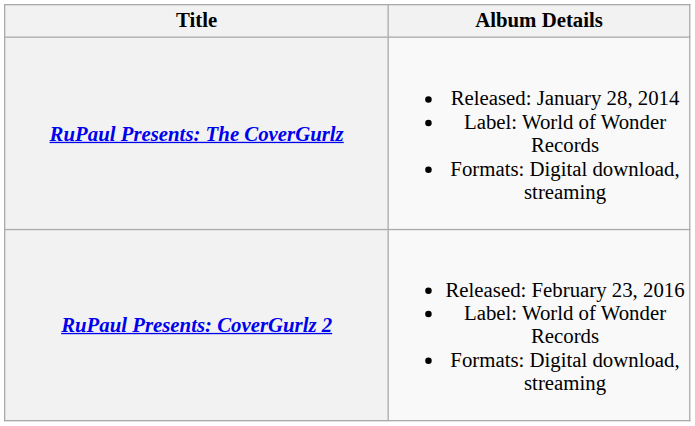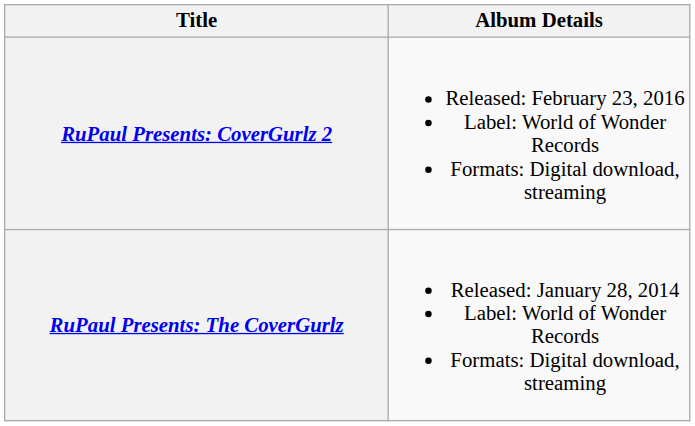rows swapped: (197, 133) <-> (197, 324)
